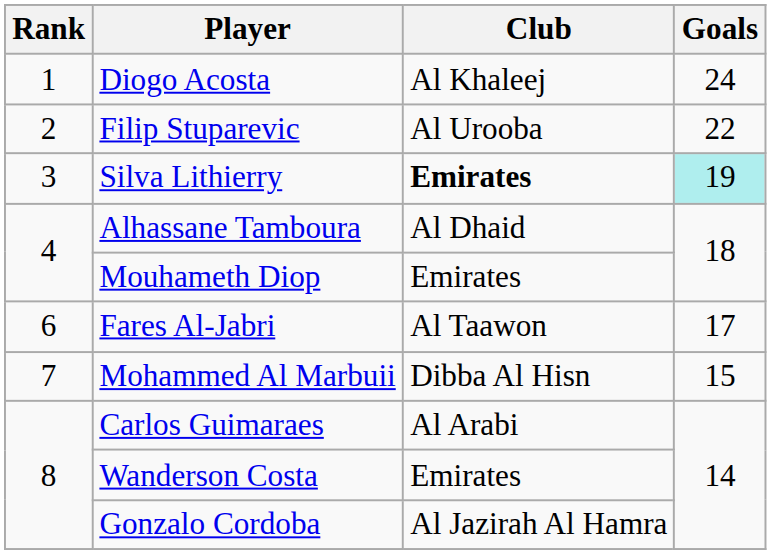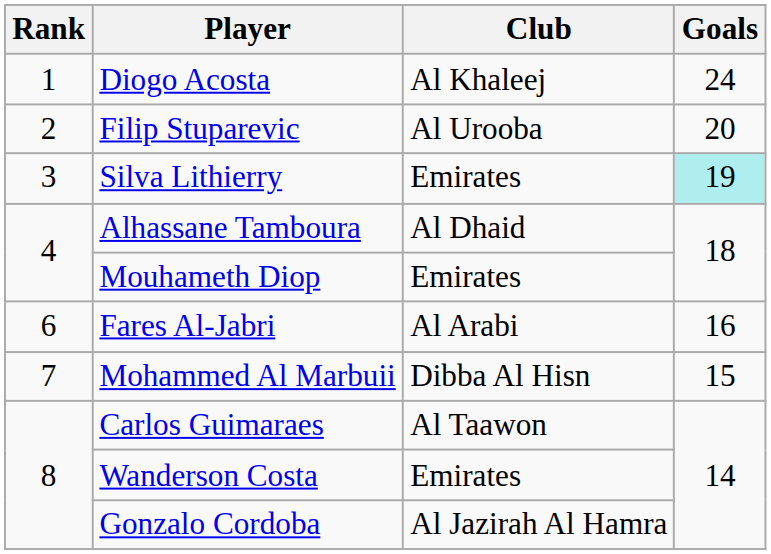(720, 128) 22 -> (720, 128) 20
(471, 177) bold -> (466, 177) normal
(479, 326) Al Taawon -> (464, 326) Al Arabi
(720, 326) 17 -> (720, 326) 16
(464, 425) Al Arabi -> (479, 425) Al Taawon
